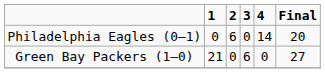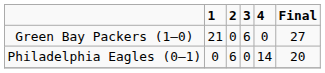rows swapped: (104, 36) <-> (104, 57)
